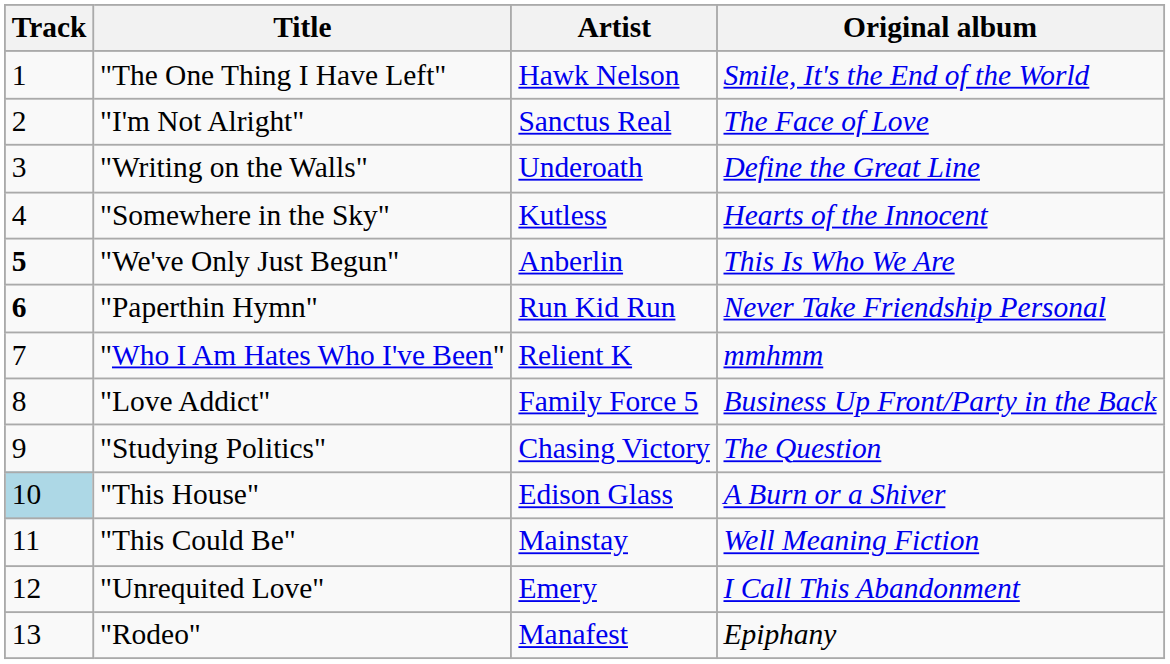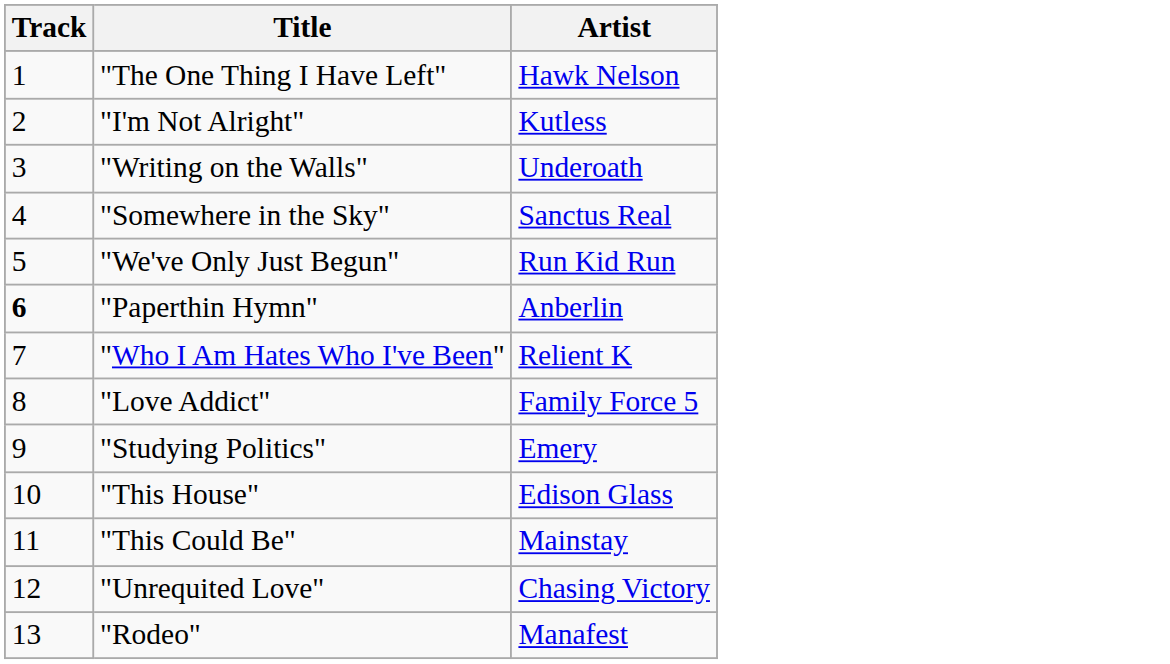- column: (940, 27)
(595, 121) Sanctus Real -> (563, 121) Kutless
(563, 214) Kutless -> (595, 214) Sanctus Real
(19, 261) bold -> (19, 261) normal
(571, 261) Anberlin -> (597, 261) Run Kid Run
(597, 307) Run Kid Run -> (571, 307) Anberlin
(614, 448) Chasing Victory -> (558, 448) Emery
(26, 494) lightblue background -> (26, 494) no background
(558, 588) Emery -> (614, 588) Chasing Victory
